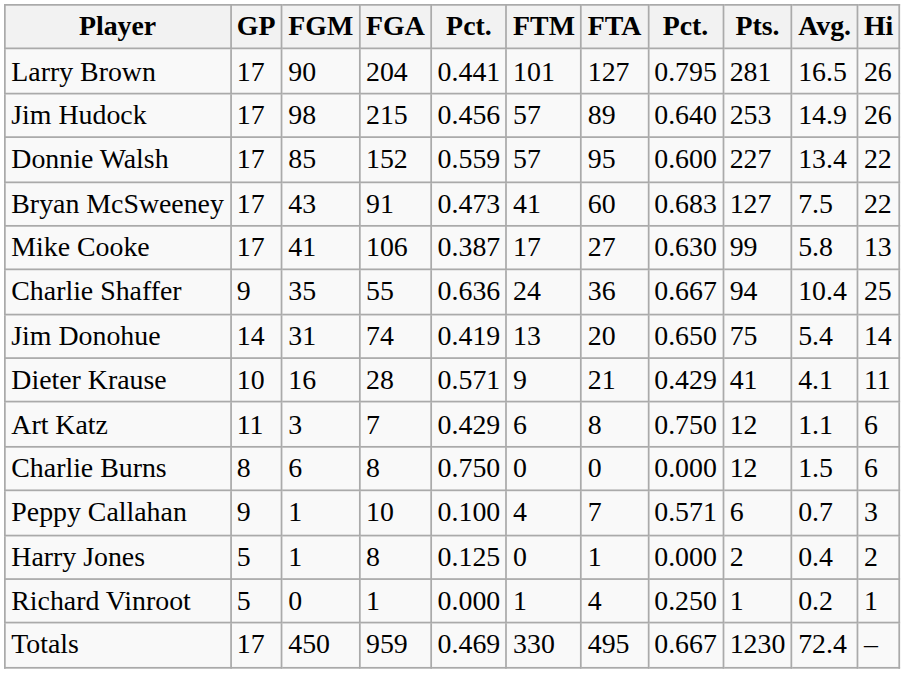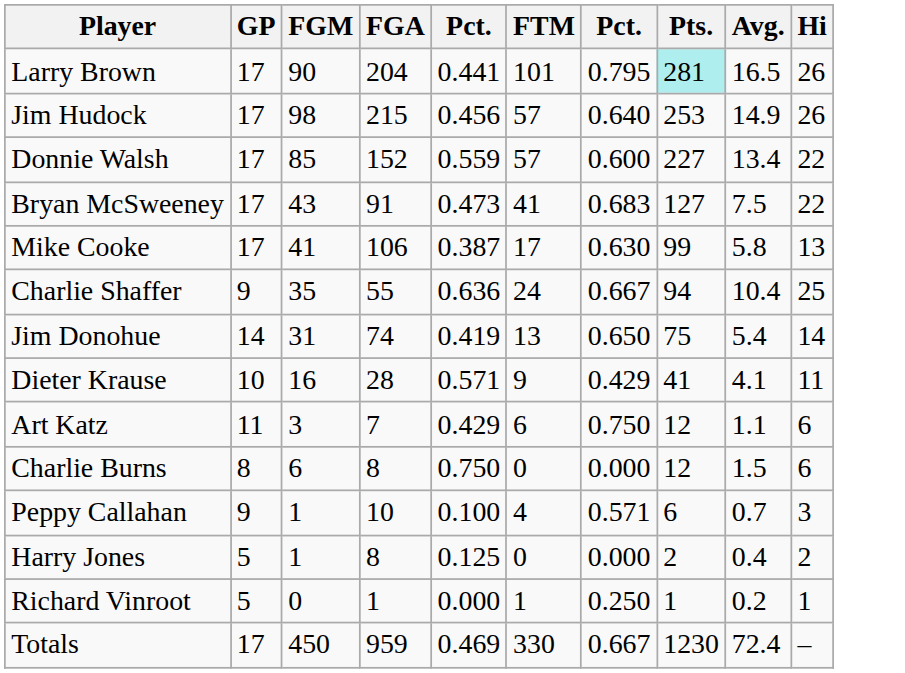- column: (615, 26)
(751, 70) no background -> (684, 70) paleturquoise background
